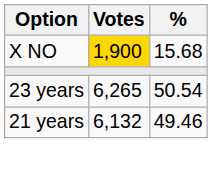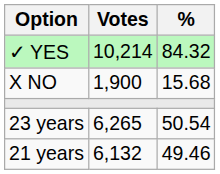+ row: (39, 52)
(117, 50) gold background -> (117, 83) no background
